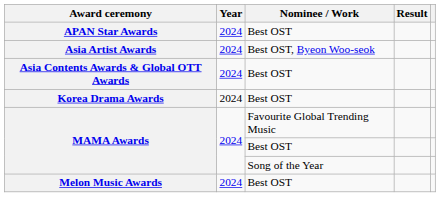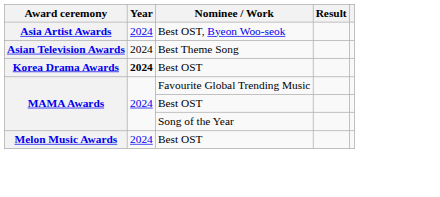- row: (111, 31)
- row: (111, 73)
+ row: (66, 49)
(231, 98) normal -> (141, 67) bold
